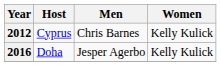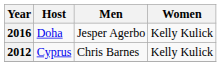rows swapped: (19, 33) <-> (19, 52)
